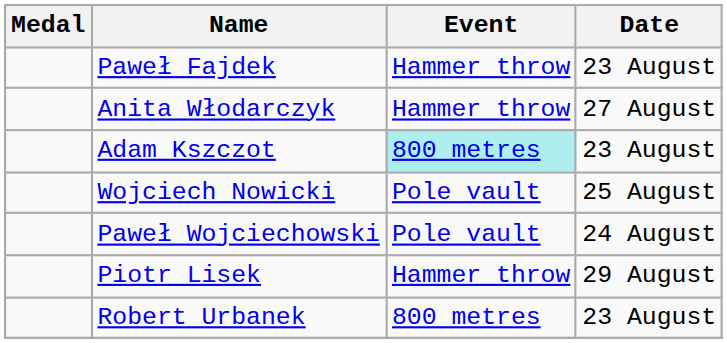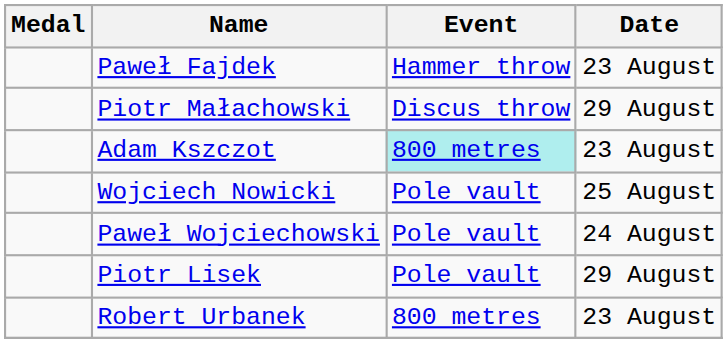- row: (216, 109)
+ row: (224, 109)
(481, 276) Hammer throw -> (466, 276) Pole vault
